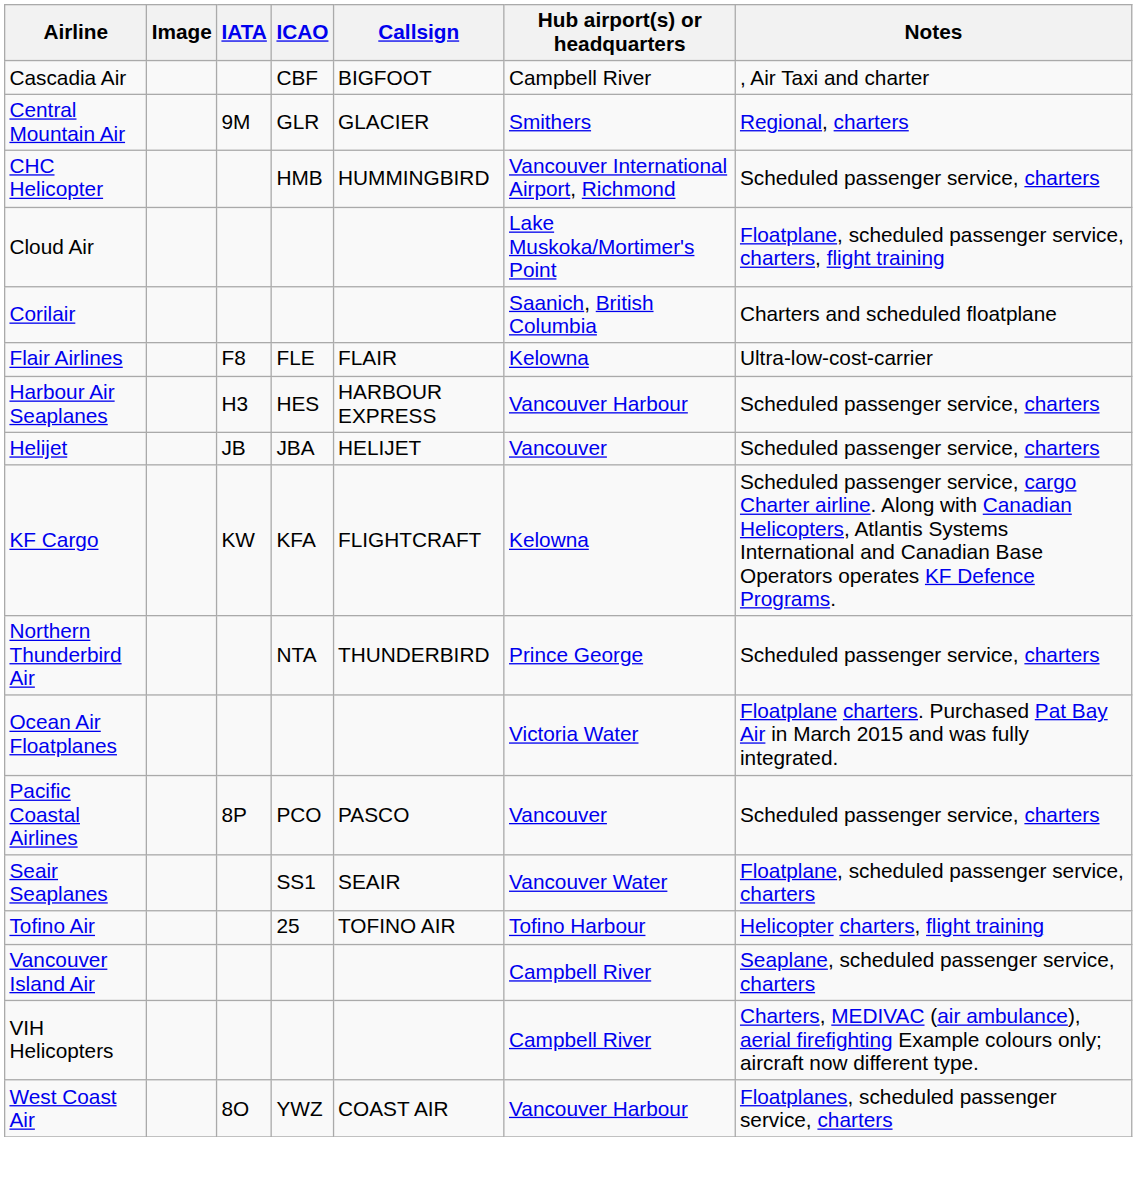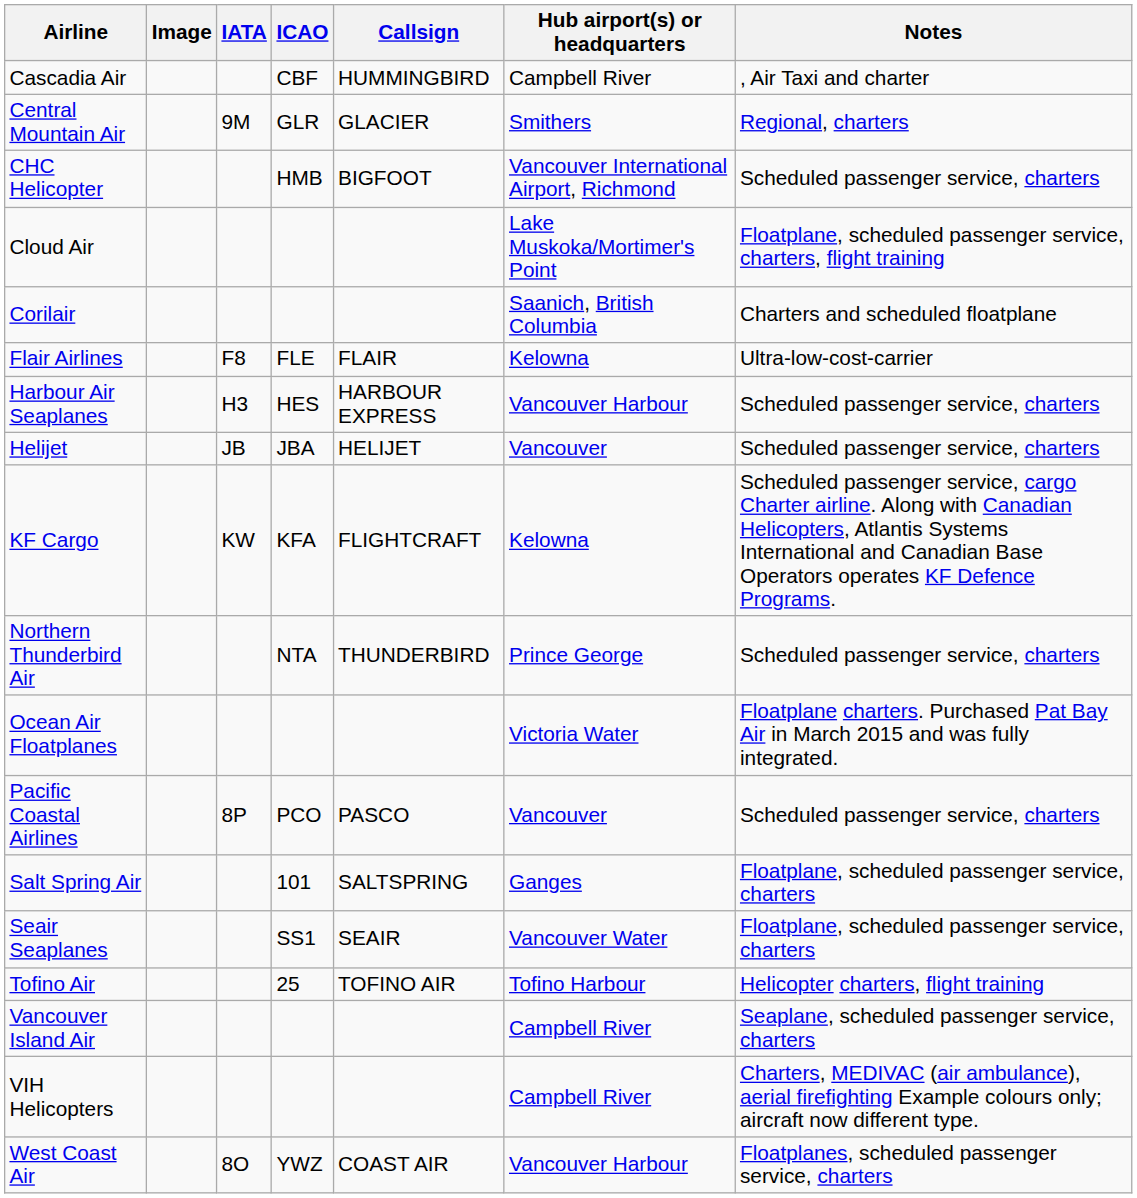(385, 77) BIGFOOT -> (414, 77) HUMMINGBIRD
(414, 178) HUMMINGBIRD -> (385, 178) BIGFOOT
+ row: (75, 882)
